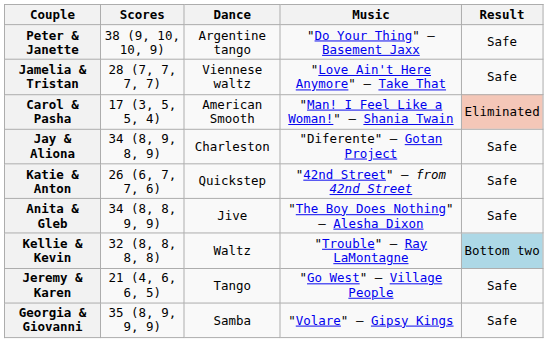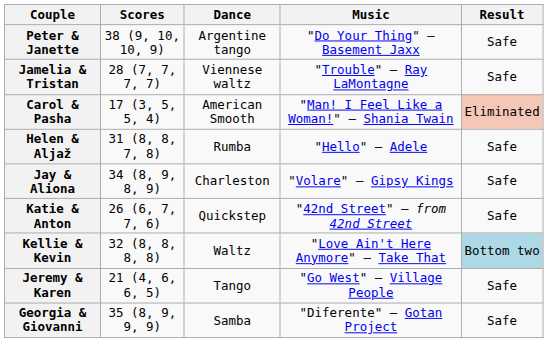(371, 77) "Love Ain't Here Anymore" — Take That -> (371, 77) "Trouble" — Ray LaMontagne
+ row: (52, 146)
(371, 146) "Diferente" — Gotan Project -> (371, 181) "Volare" — Gipsy Kings
- row: (52, 216)
(371, 251) "Trouble" — Ray LaMontagne -> (371, 251) "Love Ain't Here Anymore" — Take That
(371, 320) "Volare" — Gipsy Kings -> (371, 320) "Diferente" — Gotan Project
